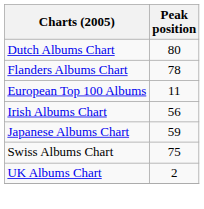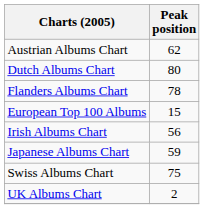+ row: (68, 49)
(174, 91) 11 -> (174, 111) 15
